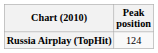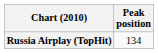(134, 40) 124 -> (134, 40) 134
